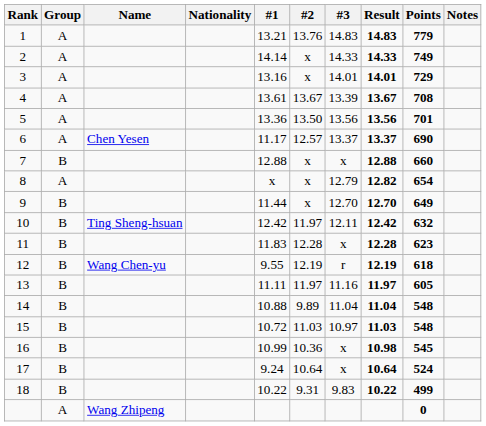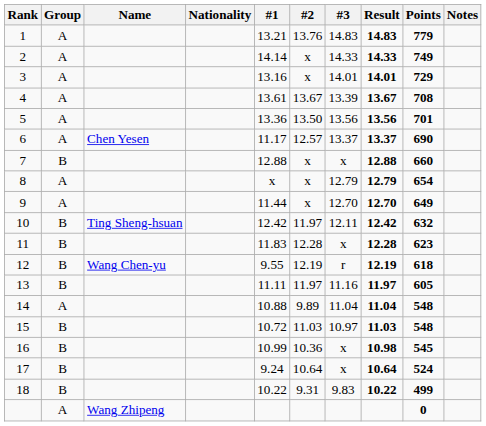(382, 181) 12.82 -> (382, 181) 12.79
(63, 202) B -> (63, 202) A
(63, 306) B -> (63, 306) A
